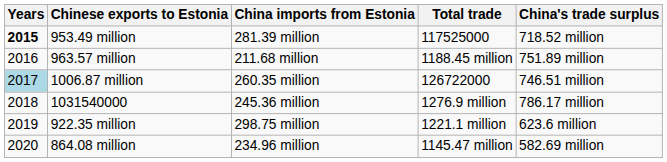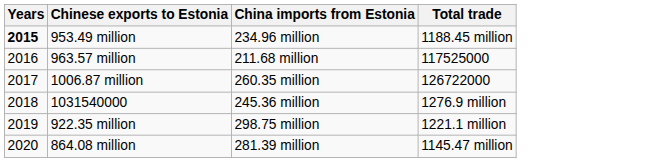- column: (589, 15)
(277, 37) 281.39 million -> (277, 37) 234.96 million
(455, 37) 117525000 -> (467, 37) 1188.45 million
(467, 59) 1188.45 million -> (455, 59) 117525000
(23, 80) lightblue background -> (23, 80) no background
(277, 146) 234.96 million -> (277, 146) 281.39 million
